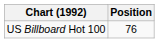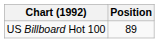(131, 29) 76 -> (131, 29) 89
